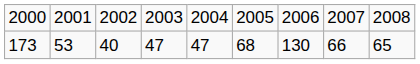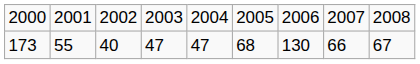(63, 44) 53 -> (63, 44) 55
(382, 44) 65 -> (382, 44) 67
